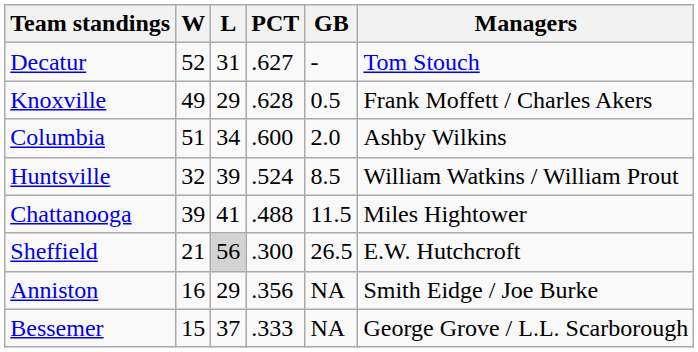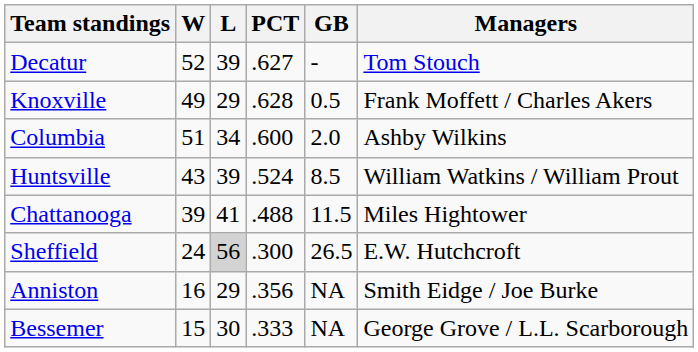(228, 61) 31 -> (228, 61) 39
(193, 175) 32 -> (193, 175) 43
(193, 251) 21 -> (193, 251) 24
(228, 328) 37 -> (228, 328) 30
